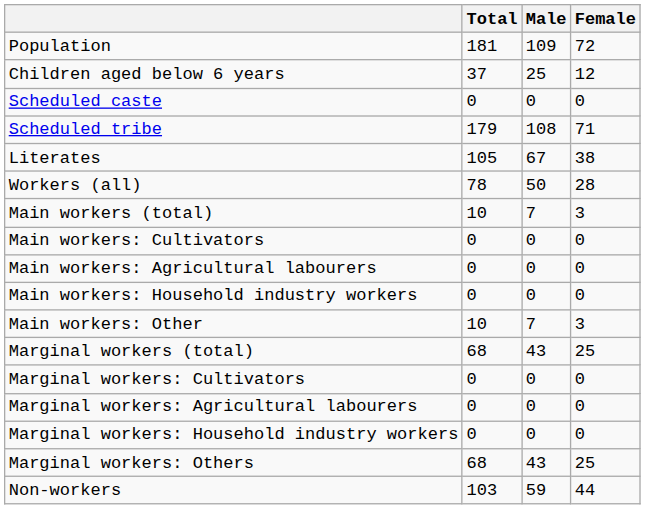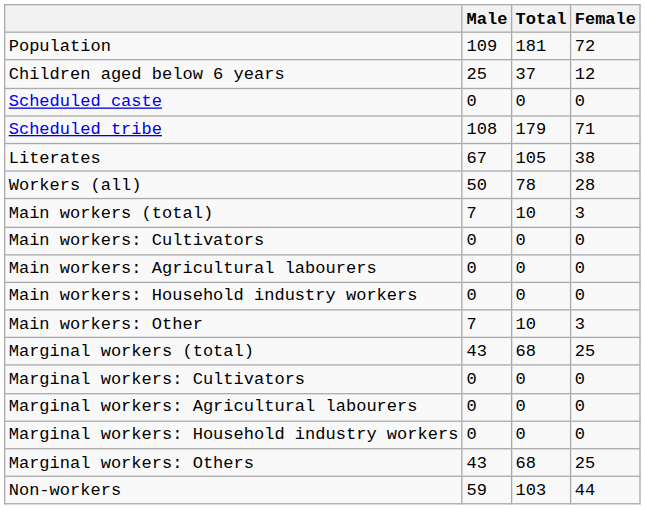columns swapped: (492, 19) <-> (546, 19)
